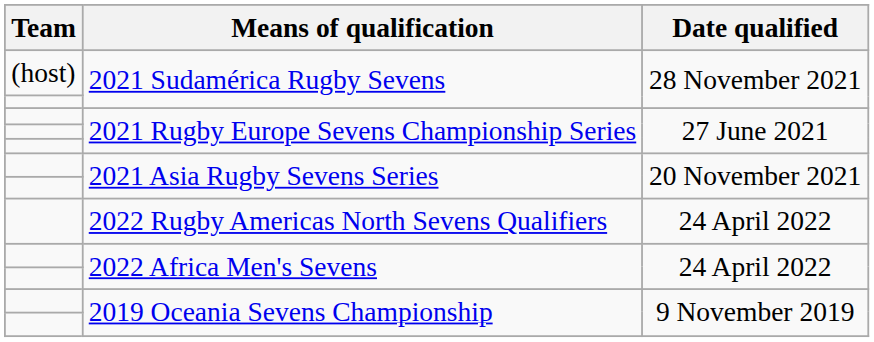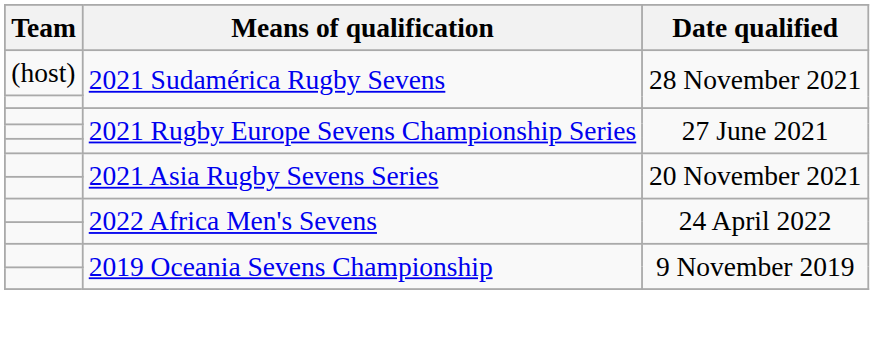- row: (44, 222)
